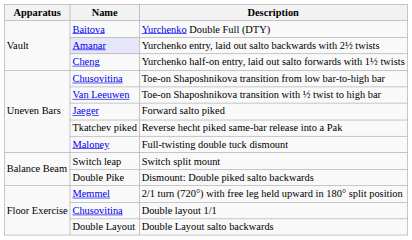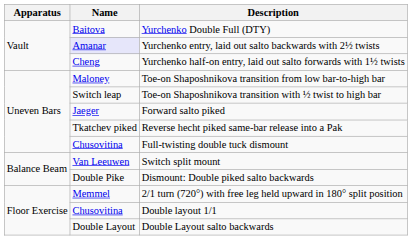(98, 78) Chusovitina -> (91, 78) Maloney
(101, 95) Van Leeuwen -> (97, 95) Switch leap
(91, 144) Maloney -> (98, 144) Chusovitina
(97, 161) Switch leap -> (101, 161) Van Leeuwen
